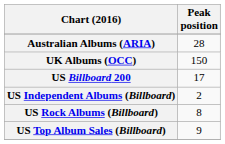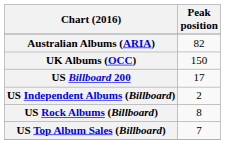(199, 43) 28 -> (199, 43) 82
(199, 130) 9 -> (199, 130) 7
